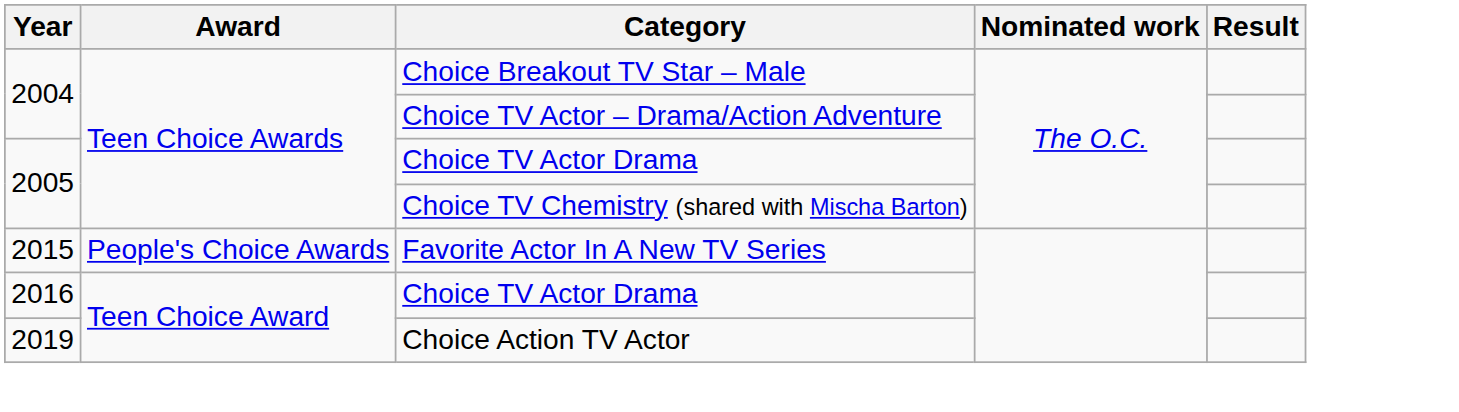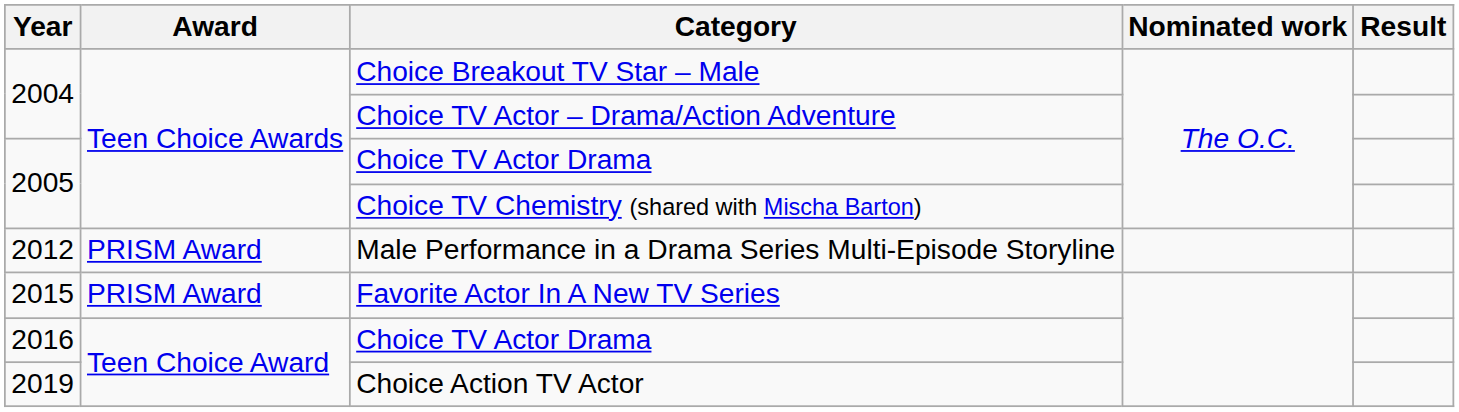+ row: (43, 250)
(238, 250) People's Choice Awards -> (174, 294) PRISM Award
